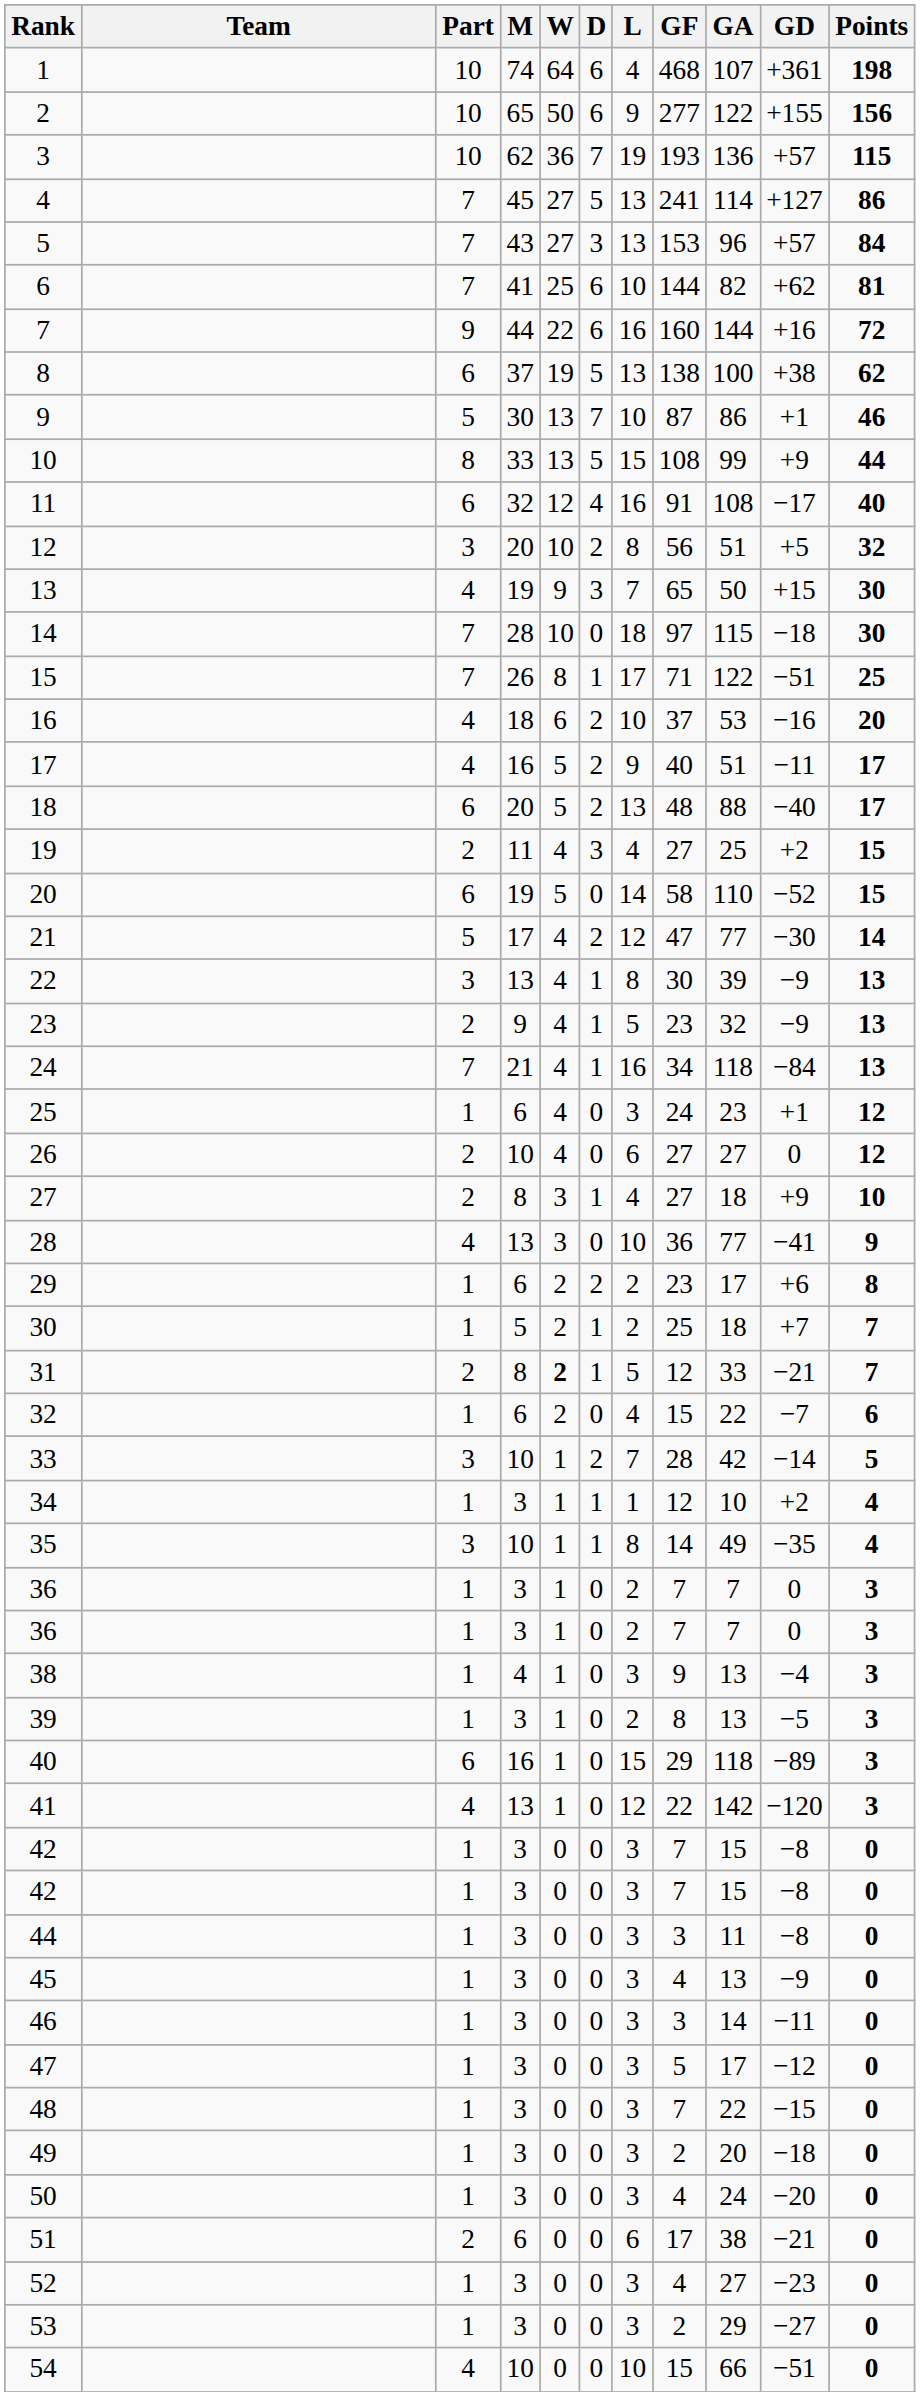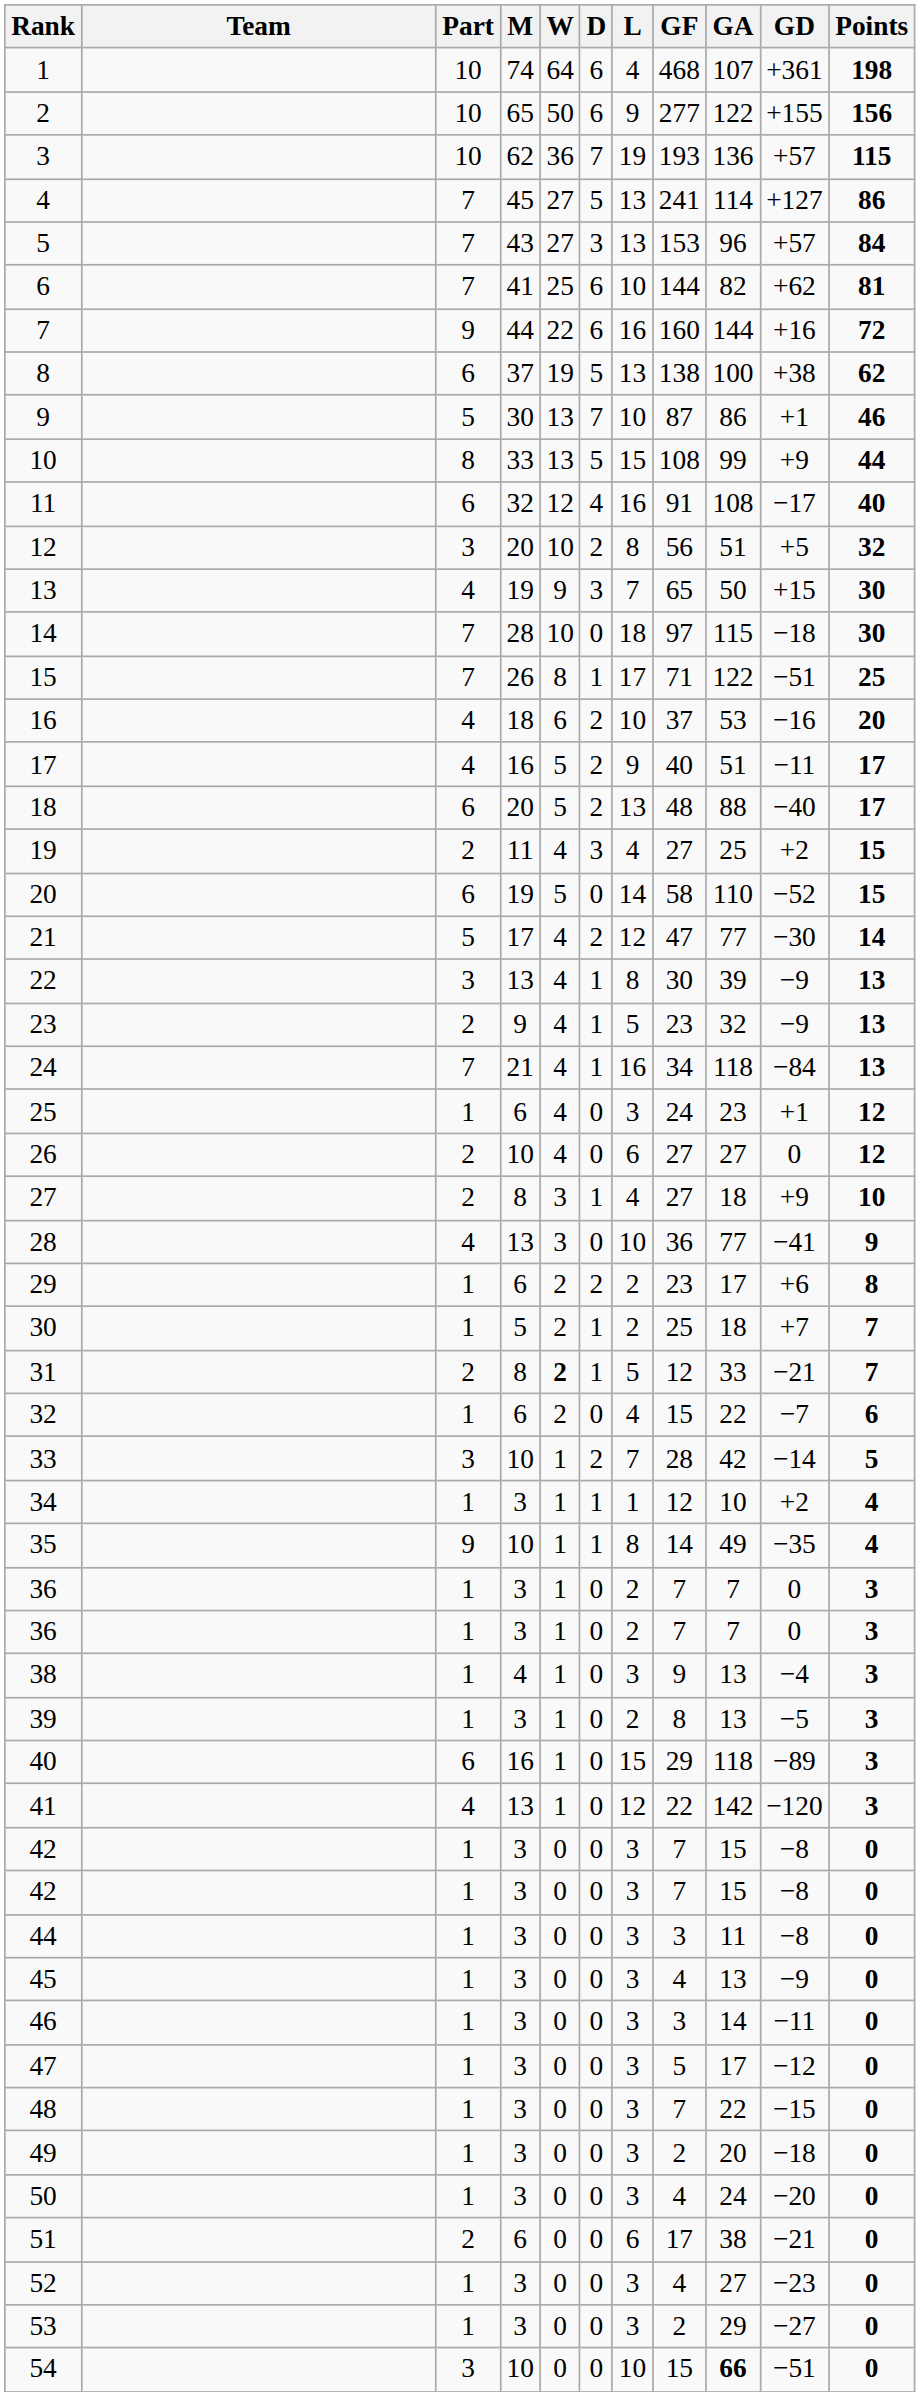(468, 1544) 3 -> (468, 1544) 9
(468, 2369) 4 -> (468, 2369) 3
(733, 2369) normal -> (733, 2369) bold
